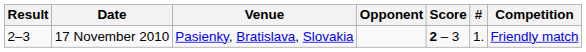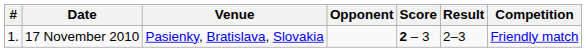columns swapped: (479, 15) <-> (28, 15)
